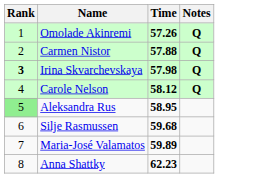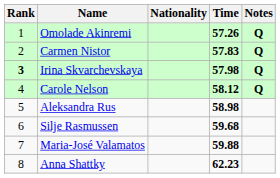+ column: (179, 13)
(164, 51) 57.88 -> (226, 51) 57.83
(21, 107) lightgreen background -> (21, 107) no background
(164, 107) 58.95 -> (226, 107) 58.98
(164, 145) 59.89 -> (226, 145) 59.88
